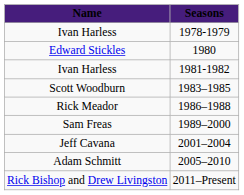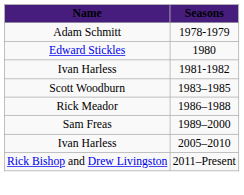(87, 32) Ivan Harless -> (87, 32) Adam Schmitt
- row: (204, 143)
(87, 161) Adam Schmitt -> (87, 143) Ivan Harless
